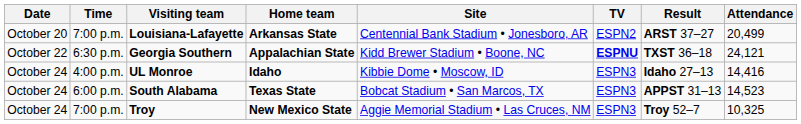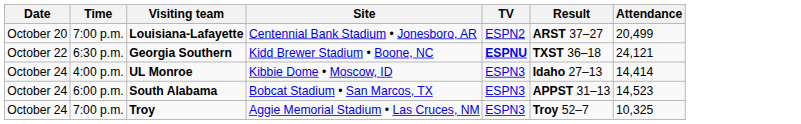- column: (302, 14)
(746, 72) 14,416 -> (635, 72) 14,414
